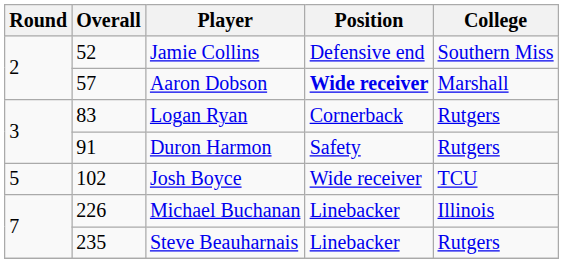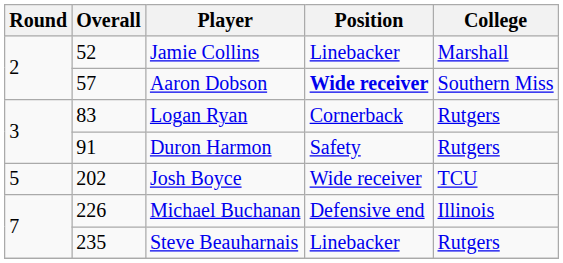(367, 52) Defensive end -> (355, 52) Linebacker
(496, 52) Southern Miss -> (473, 52) Marshall
(473, 83) Marshall -> (496, 83) Southern Miss
(91, 178) 102 -> (91, 178) 202
(355, 210) Linebacker -> (367, 210) Defensive end
